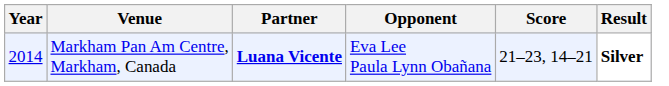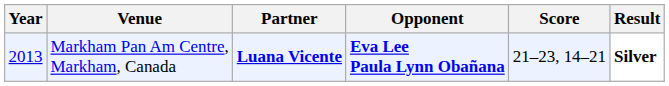(26, 56) 2014 -> (26, 56) 2013
(421, 56) normal -> (427, 56) bold
